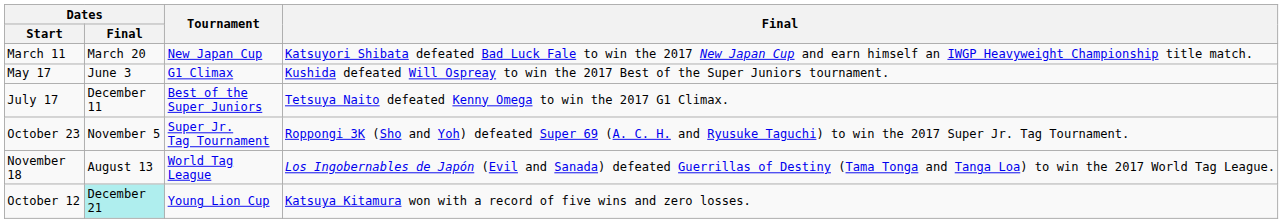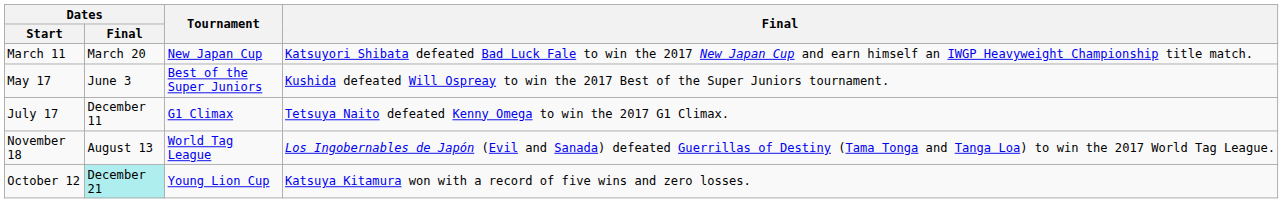(200, 73) G1 Climax -> (215, 80) Best of the Super Juniors
(215, 100) Best of the Super Juniors -> (200, 114) G1 Climax
- row: (44, 134)
